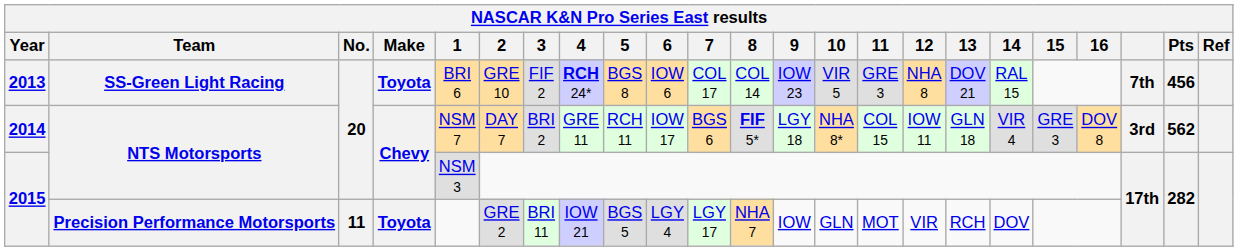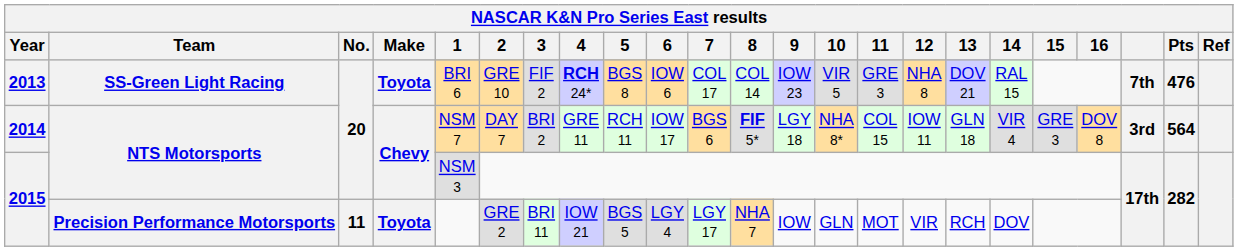(1181, 83) 456 -> (1181, 83) 476
(1181, 129) 562 -> (1181, 129) 564
